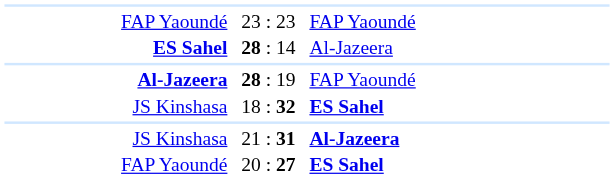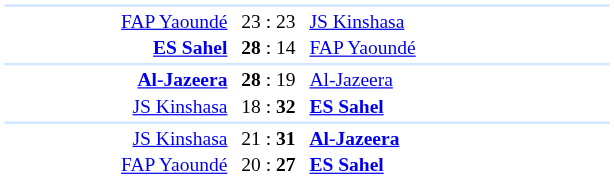(363, 21) FAP Yaoundé -> (357, 21) JS Kinshasa
(351, 48) Al-Jazeera -> (363, 48) FAP Yaoundé
(363, 79) FAP Yaoundé -> (351, 79) Al-Jazeera
